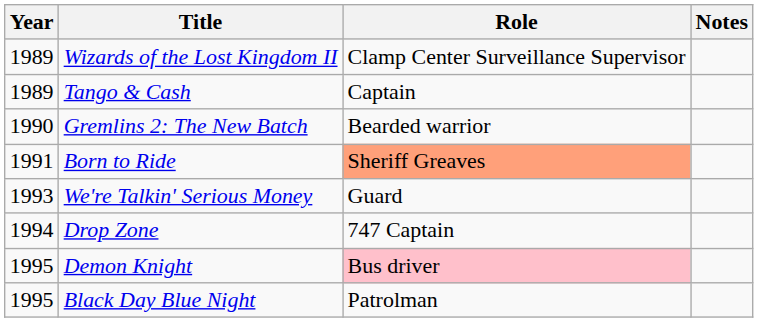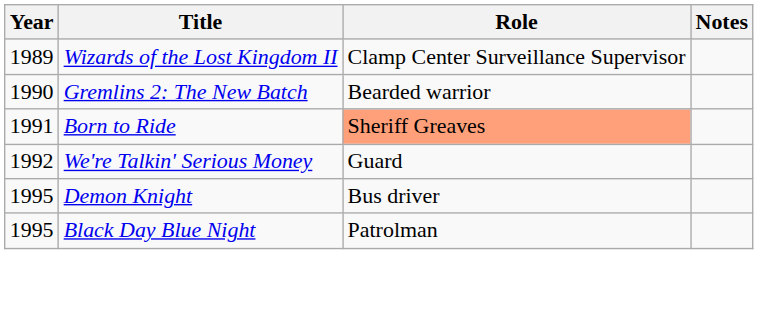- row: (127, 91)
(32, 195) 1993 -> (32, 160) 1992
- row: (111, 230)
(394, 265) pink background -> (394, 195) no background
